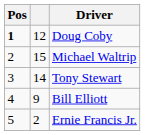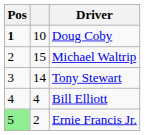(39, 35) 12 -> (39, 35) 10
(36, 98) 9 -> (36, 98) 4
(11, 119) no background -> (11, 119) lightgreen background
